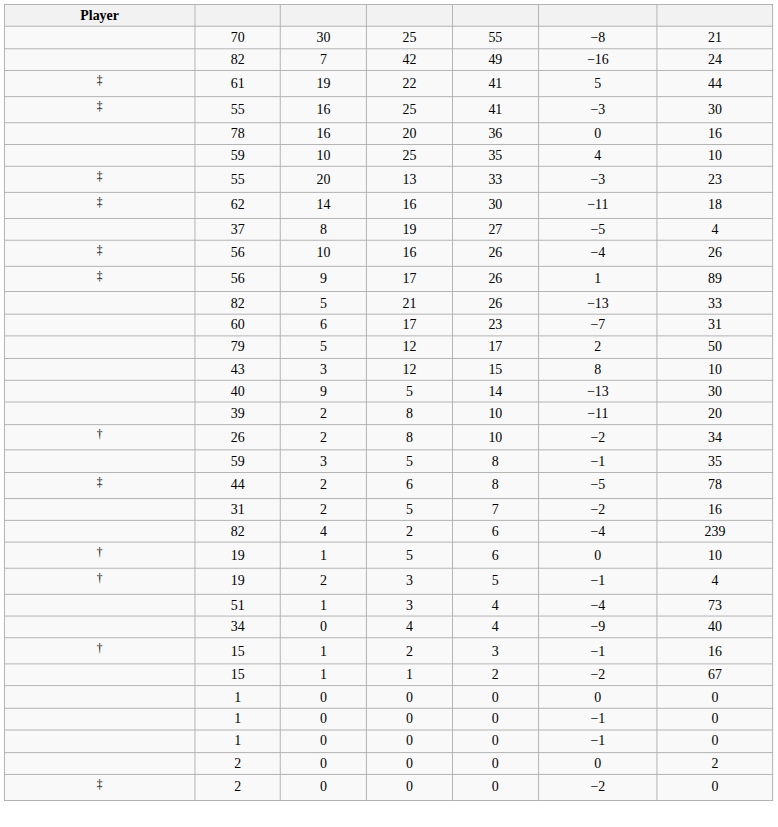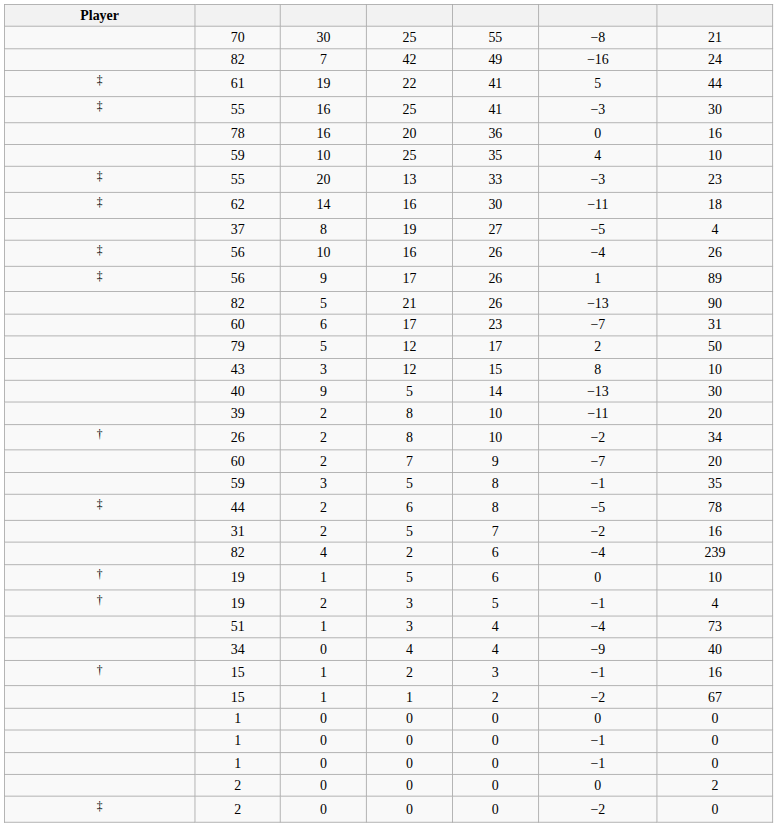(715, 303) 33 -> (715, 303) 90
+ row: (238, 461)
